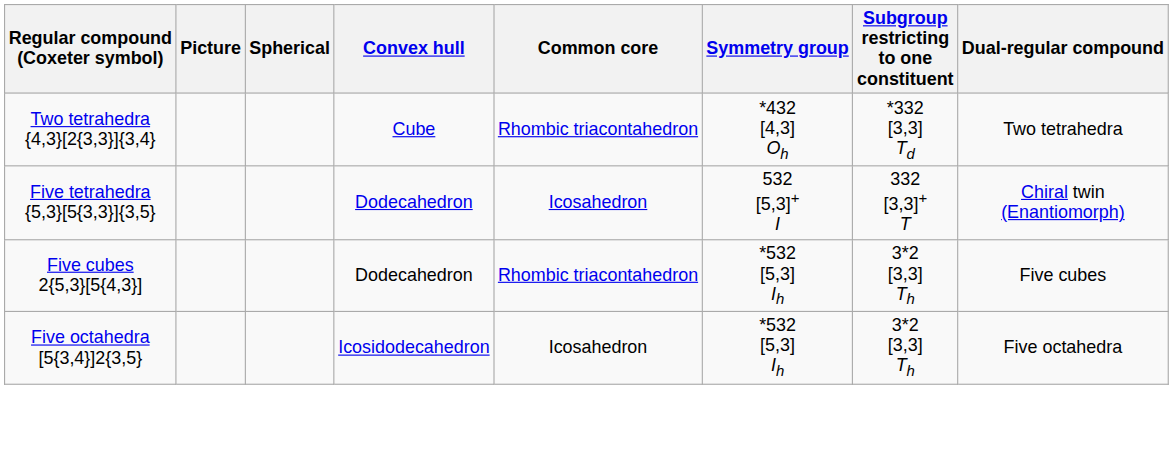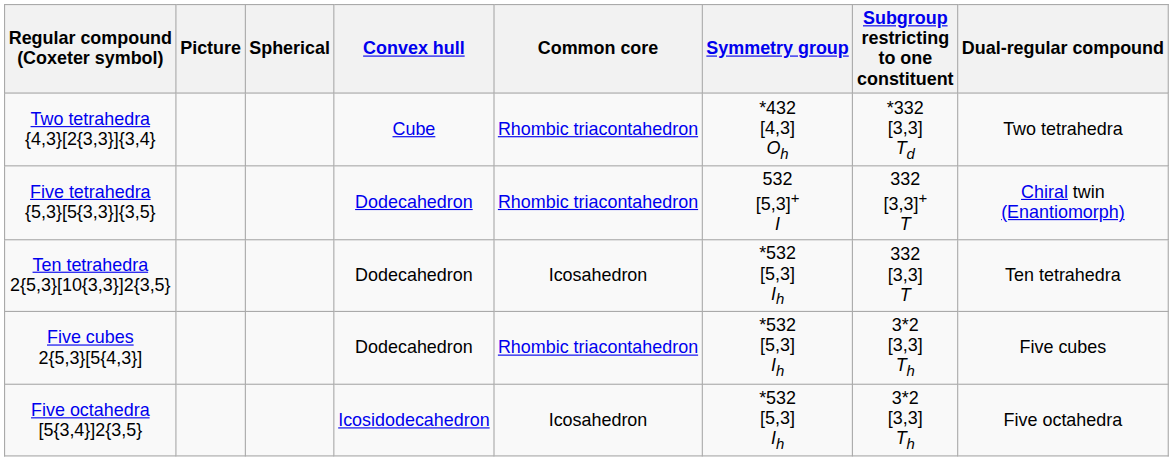(598, 202) Icosahedron -> (598, 202) Rhombic triacontahedron
+ row: (90, 275)
